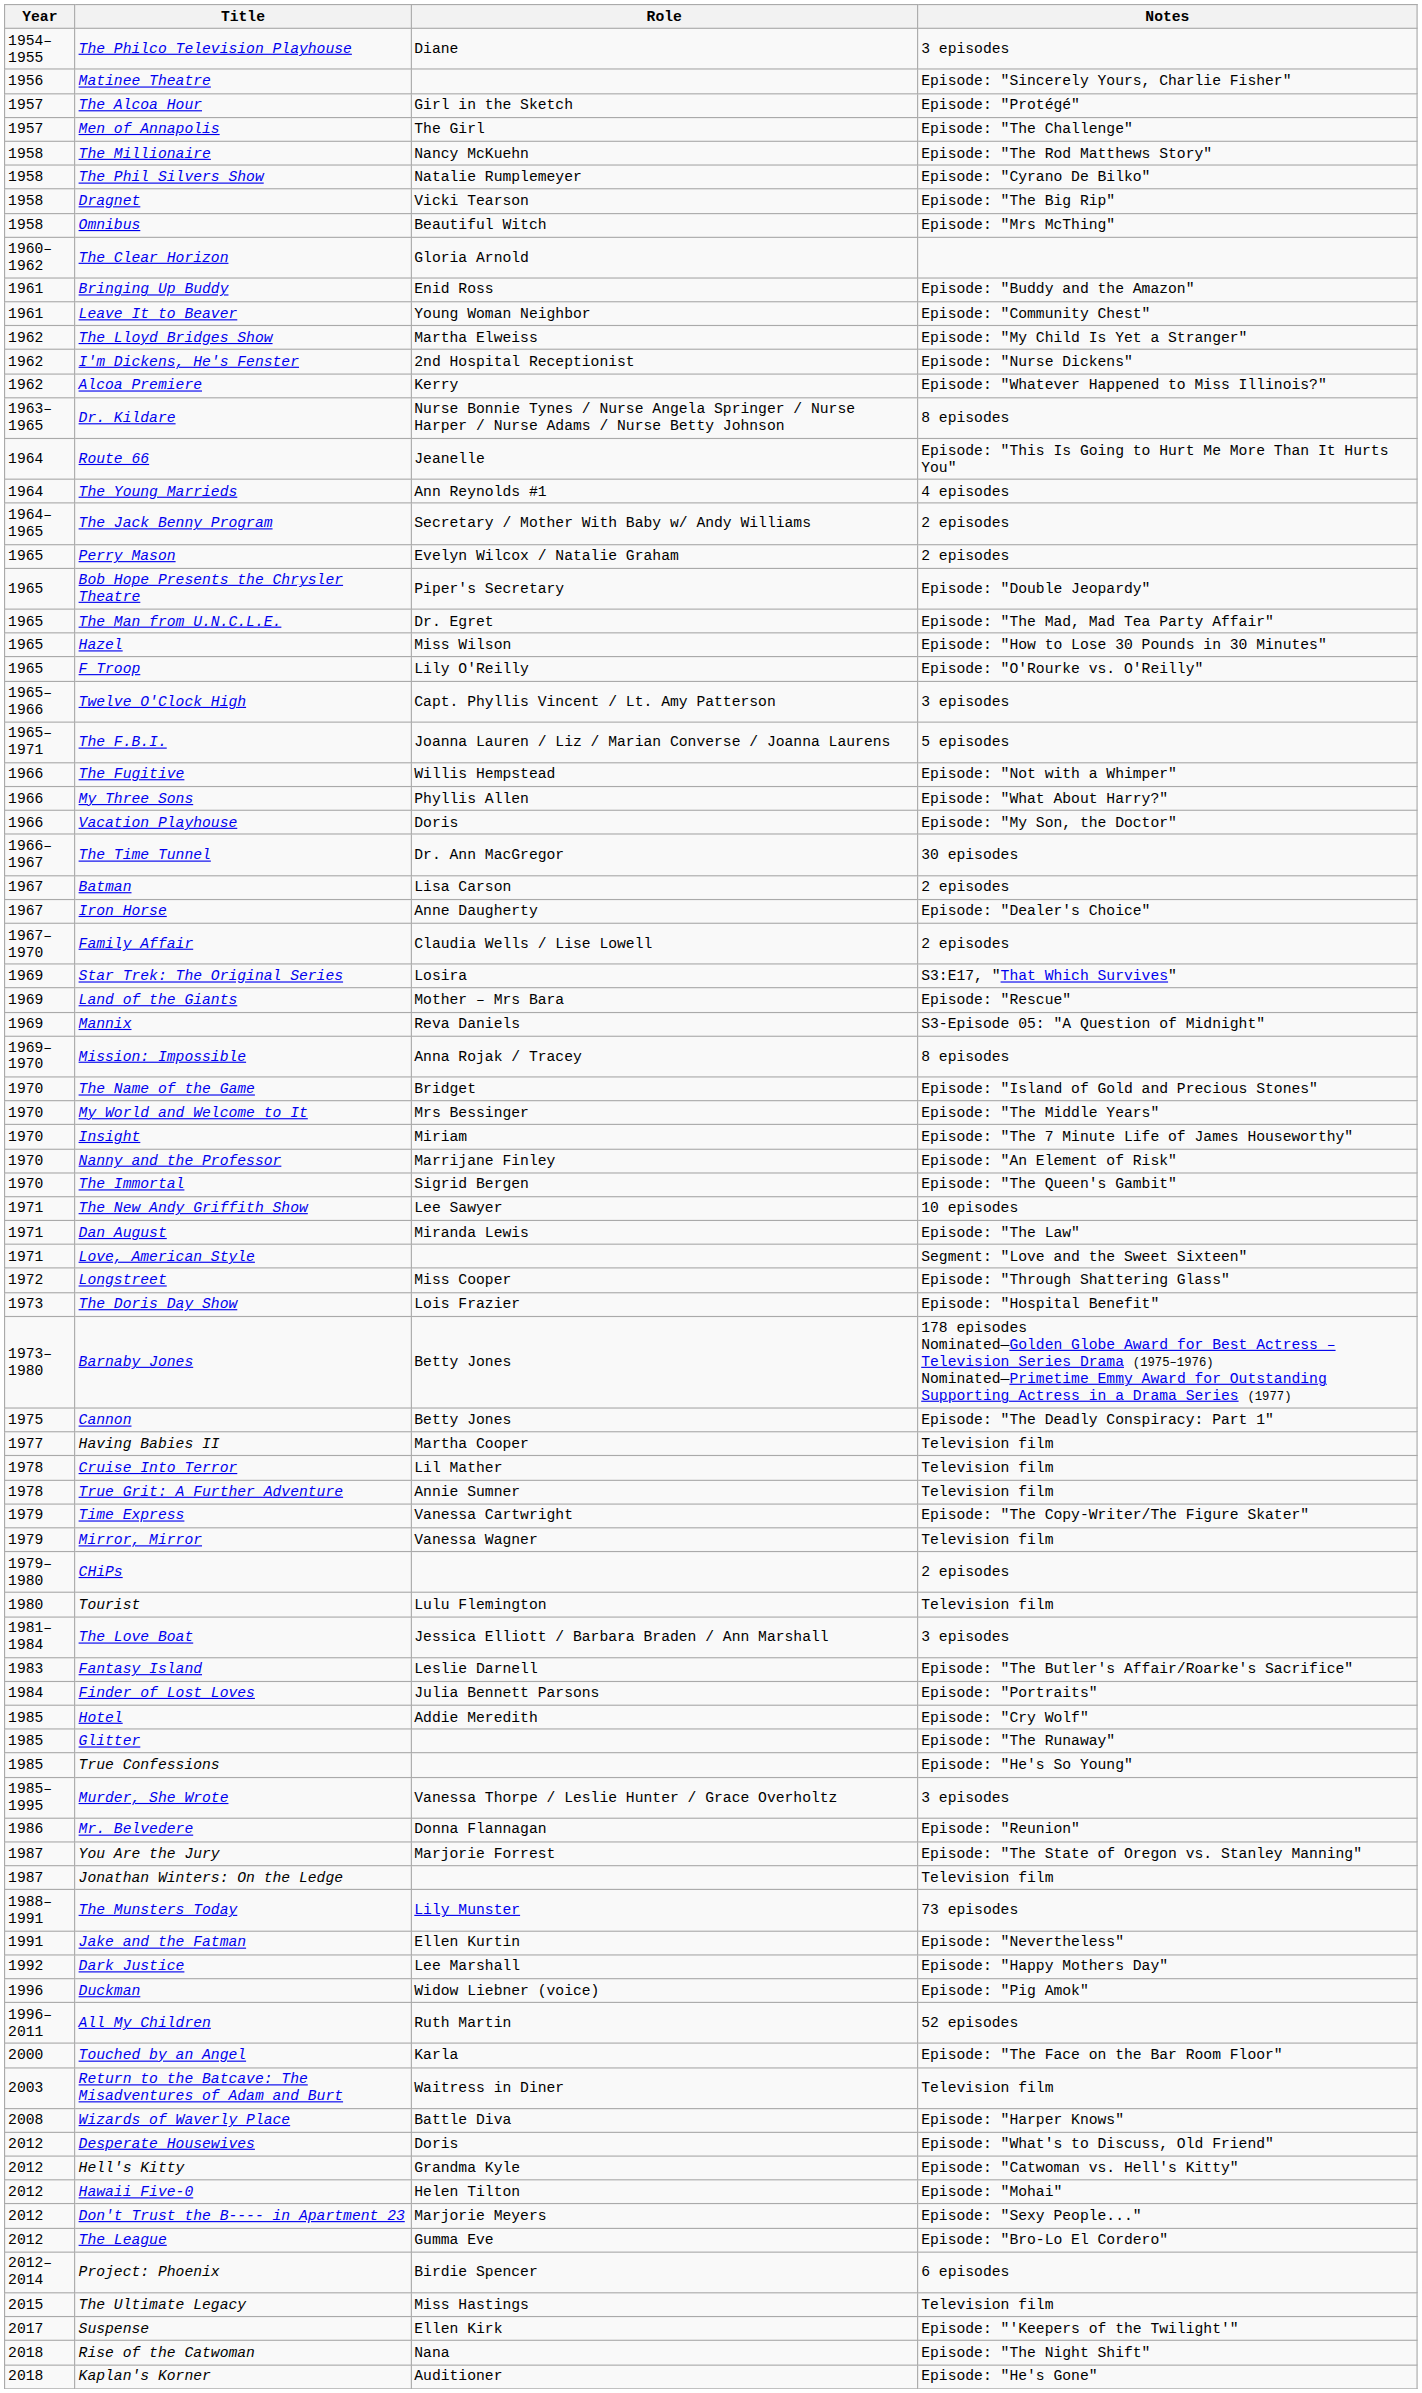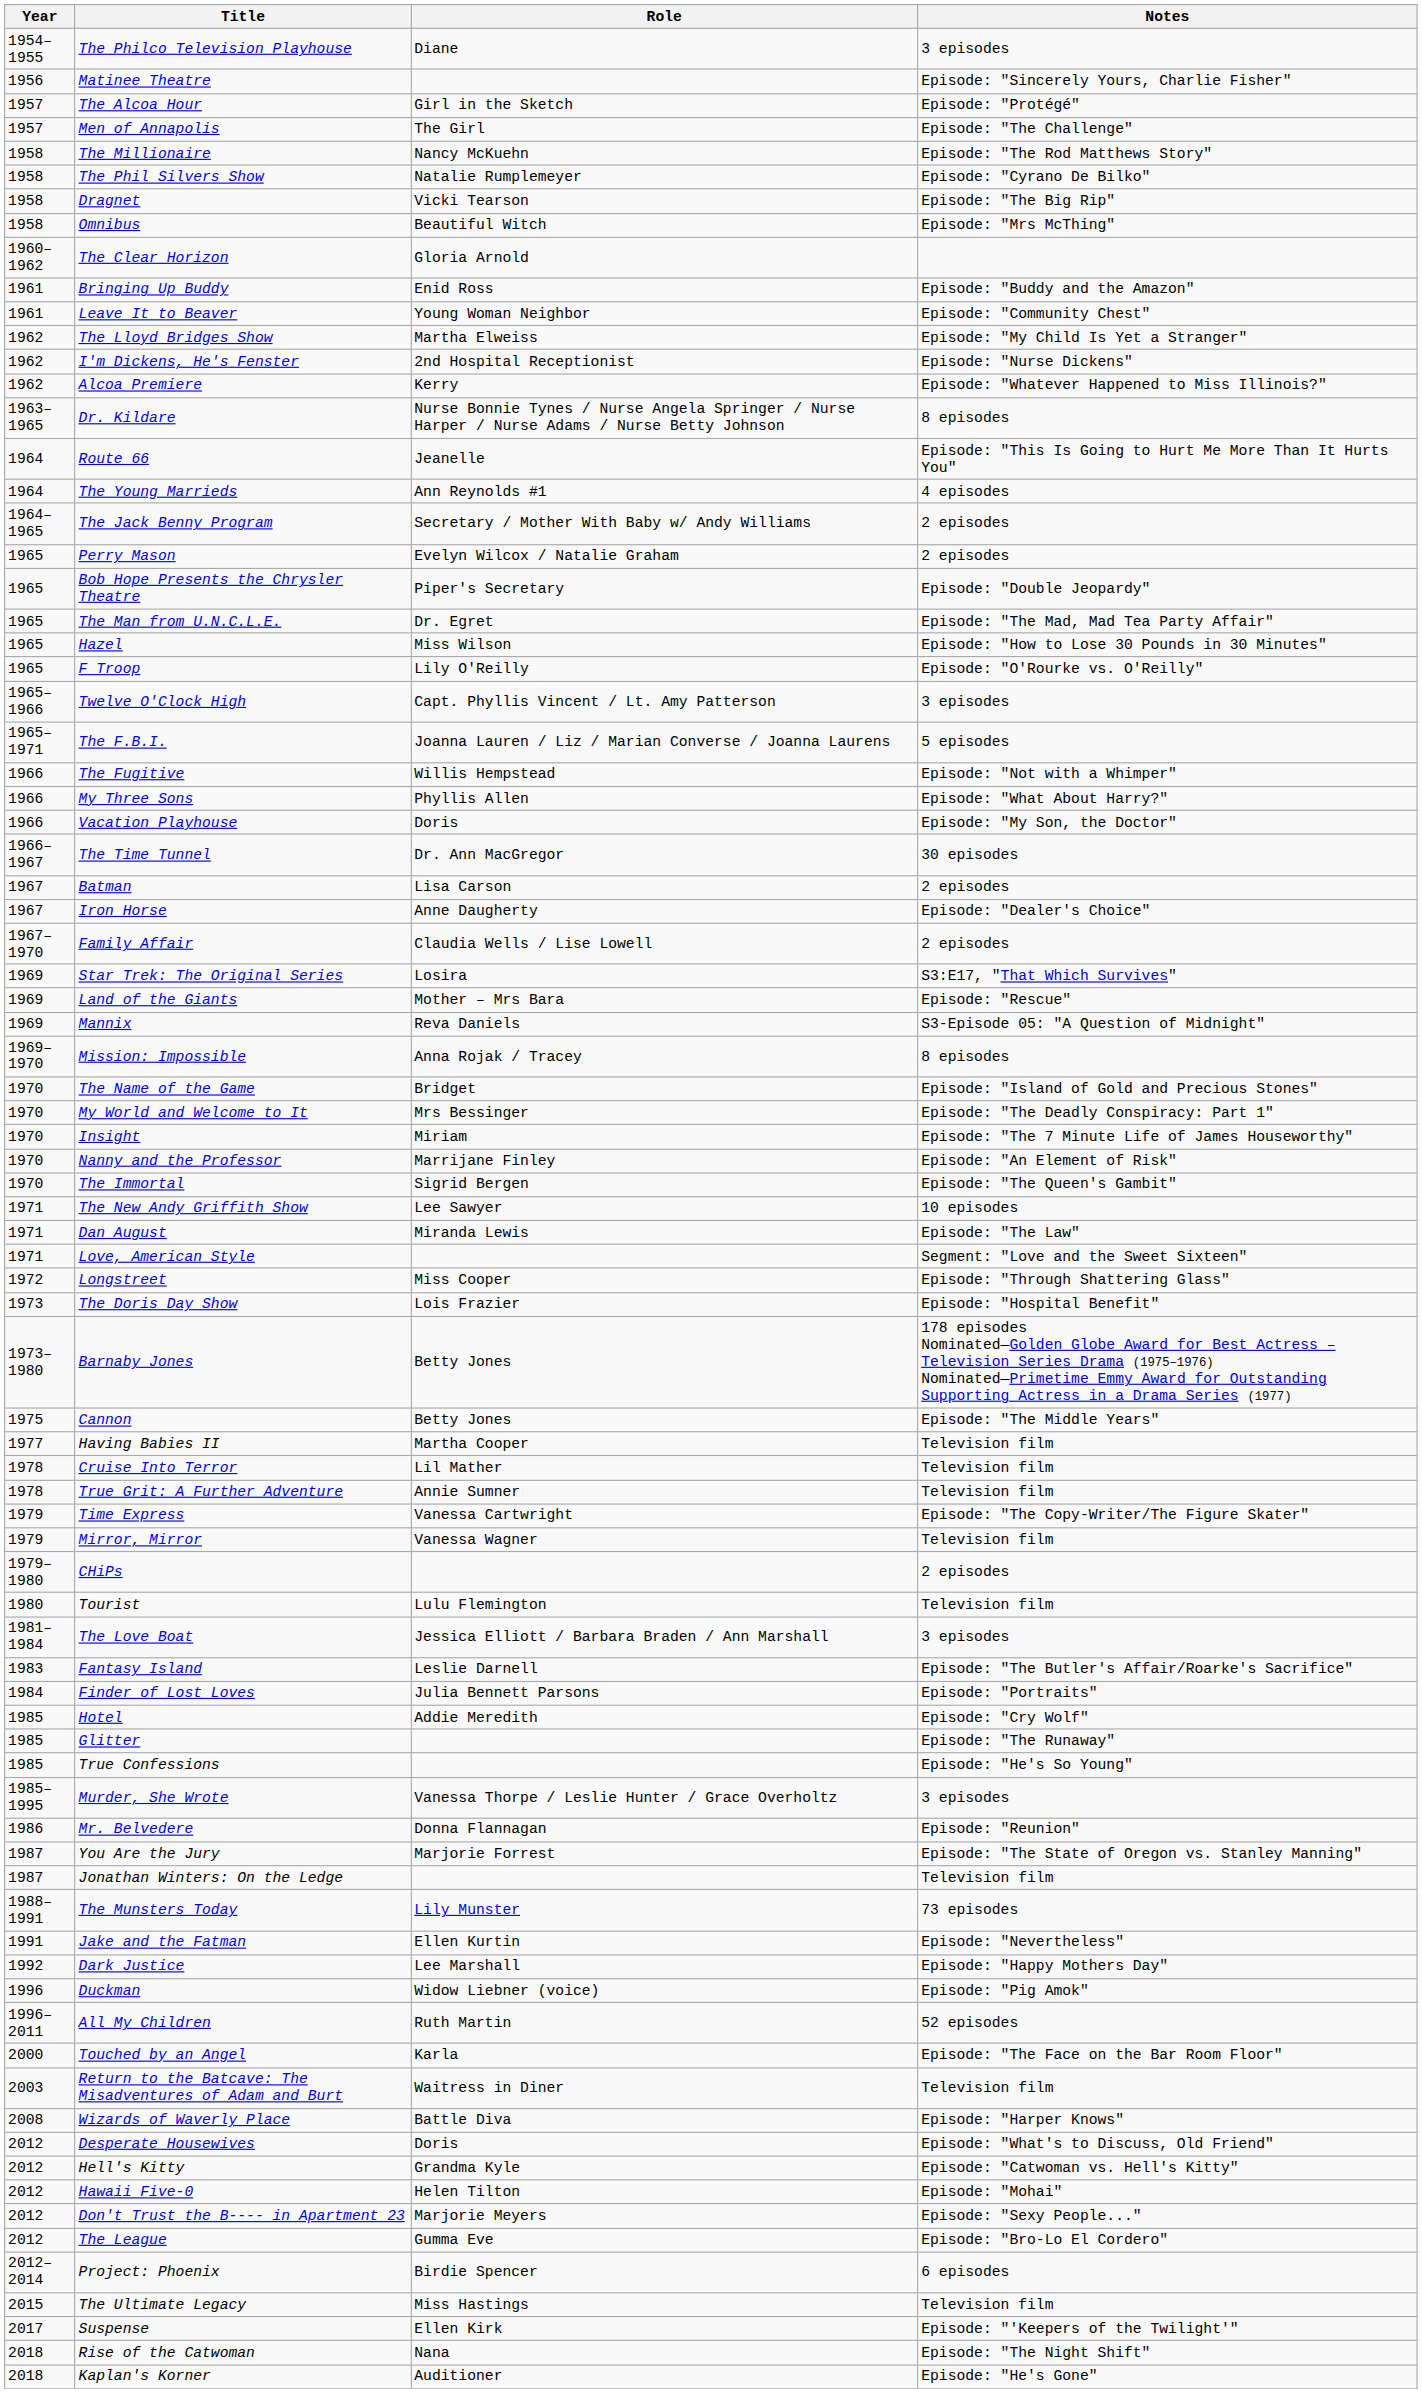(1040, 1113) Episode: "The Middle Years" -> (1098, 1113) Episode: "The Deadly Conspiracy: Part 1"
(1098, 1420) Episode: "The Deadly Conspiracy: Part 1" -> (1040, 1420) Episode: "The Middle Years"
